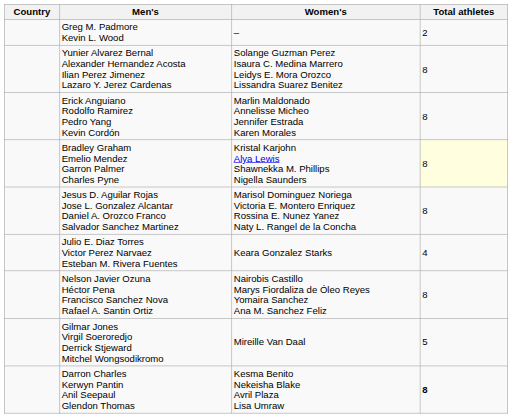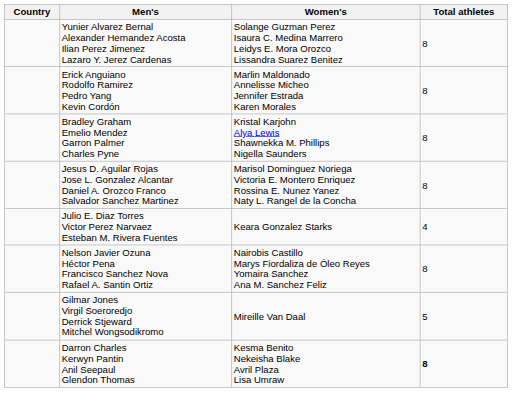- row: (100, 33)
(425, 164) lightyellow background -> (425, 138) no background
